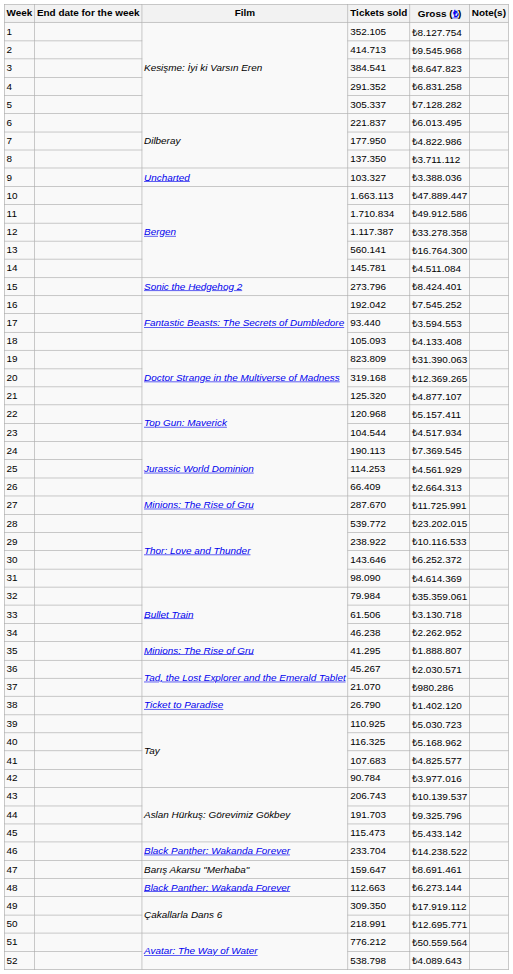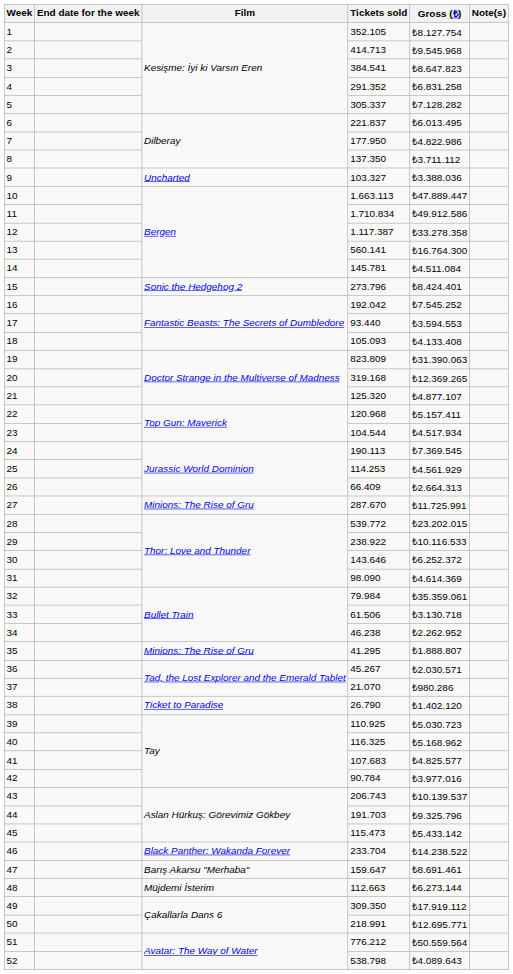(217, 887) Black Panther: Wakanda Forever -> (179, 887) Müjdemi İsterim
